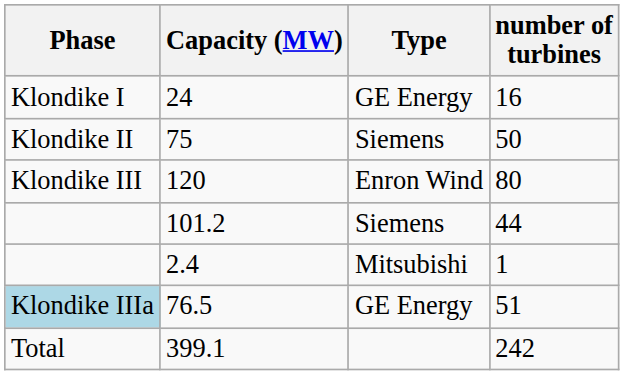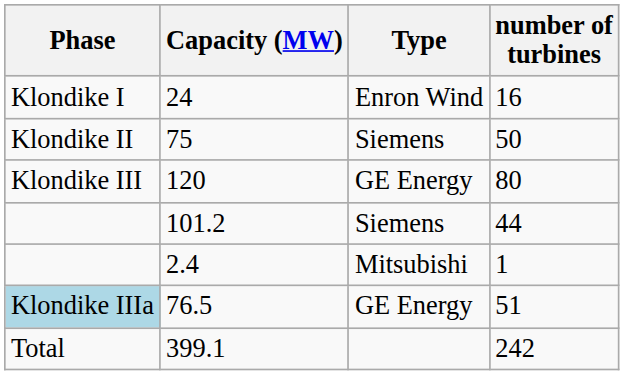(414, 97) GE Energy -> (419, 97) Enron Wind
(419, 180) Enron Wind -> (414, 180) GE Energy
